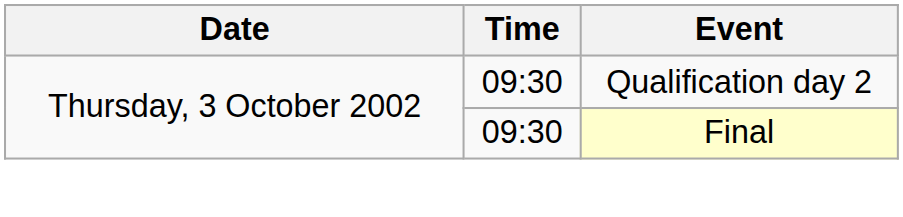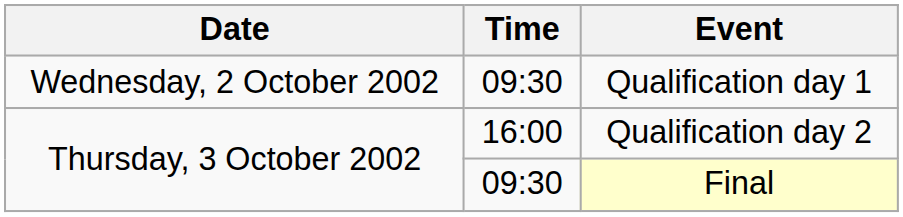+ row: (739, 81)
(522, 81) 09:30 -> (522, 132) 16:00
